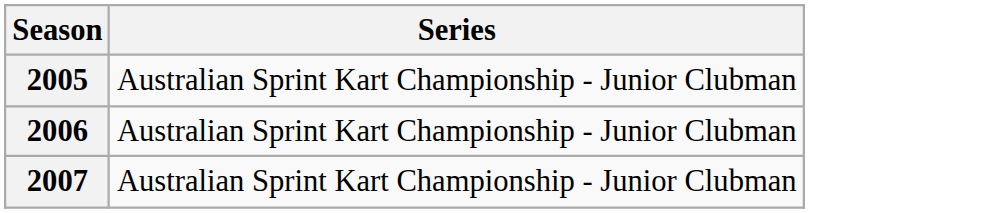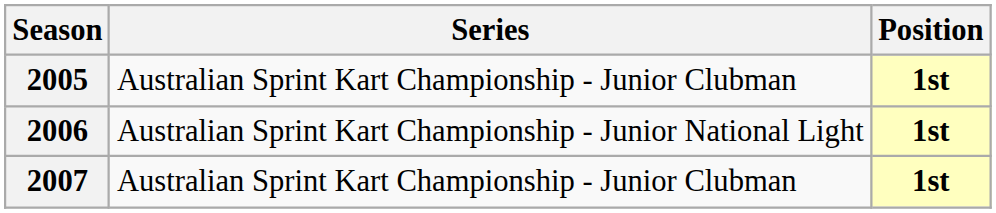+ column: (931, 29)
(457, 130) Australian Sprint Kart Championship - Junior Clubman -> (490, 130) Australian Sprint Kart Championship - Junior National Light
